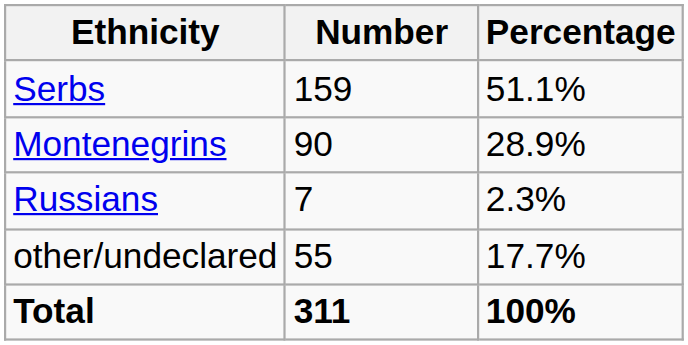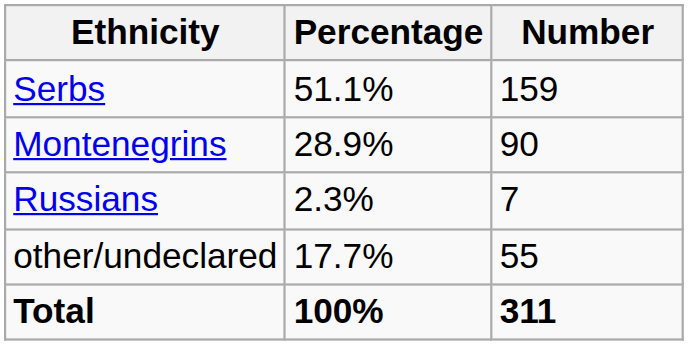columns swapped: (382, 32) <-> (581, 32)
